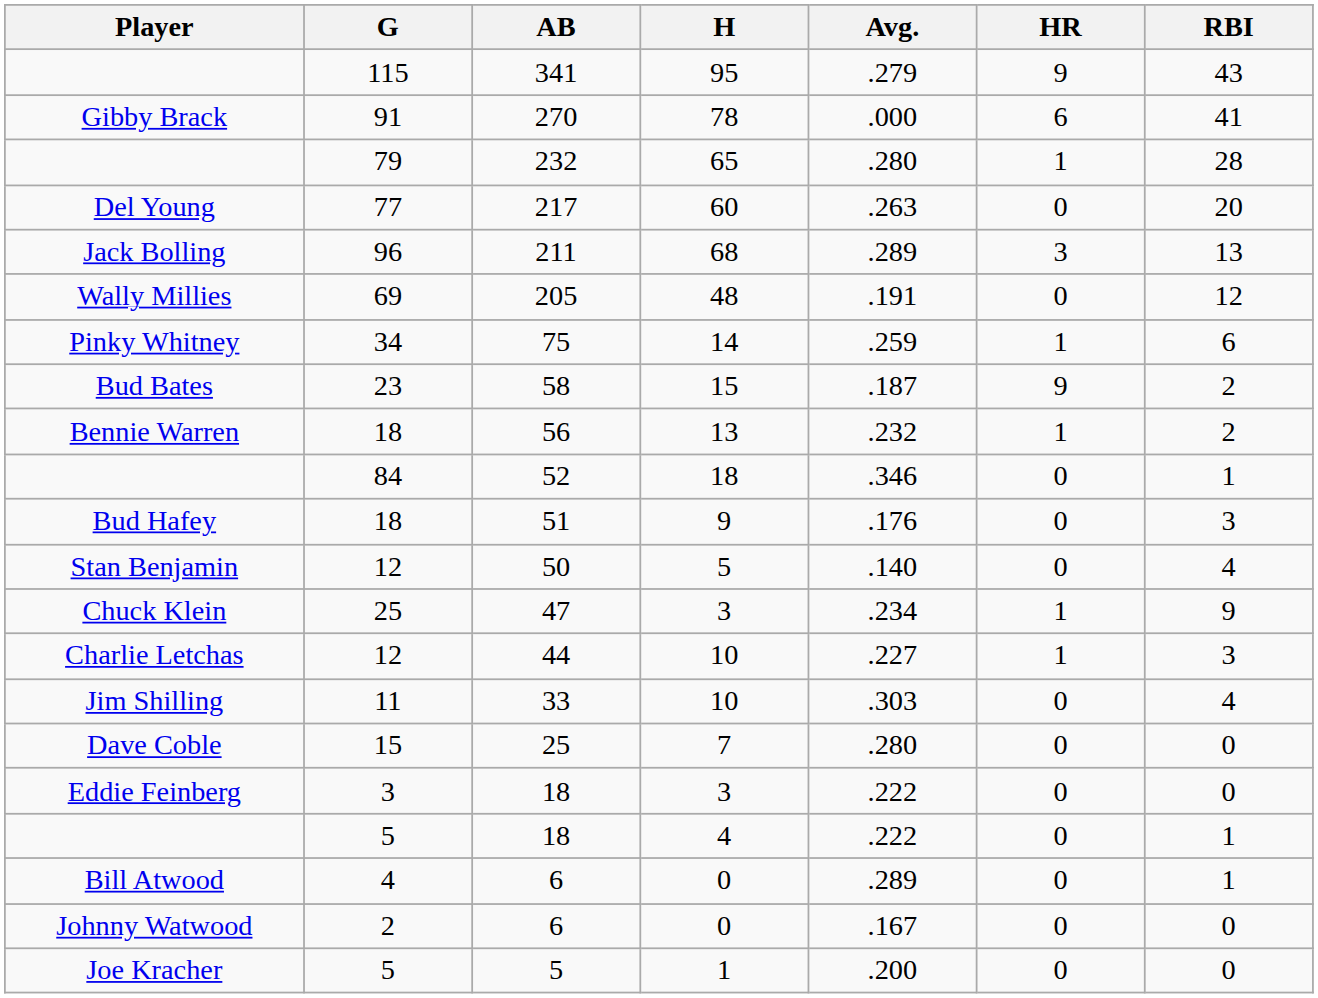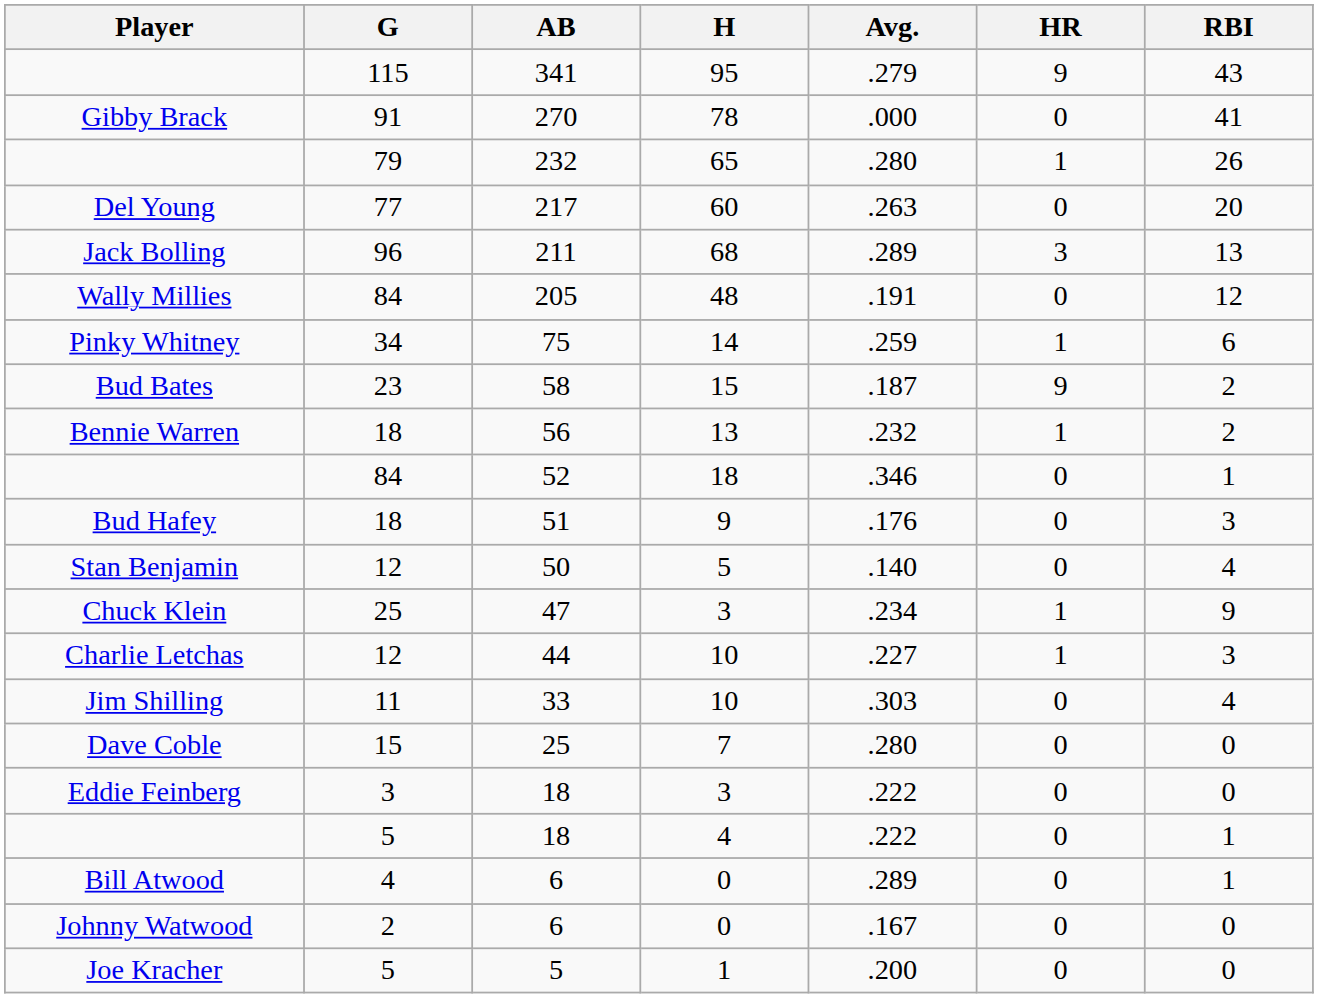(1060, 116) 6 -> (1060, 116) 0
(1229, 161) 28 -> (1229, 161) 26
(388, 296) 69 -> (388, 296) 84
